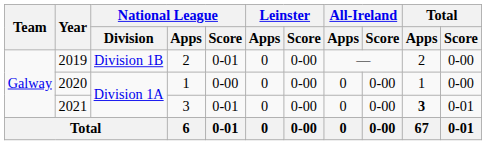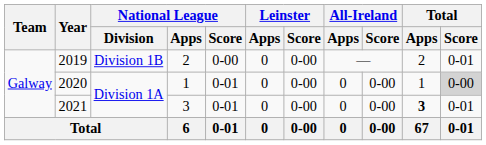(225, 60) 0-01 -> (225, 60) 0-00
(461, 60) 0-00 -> (461, 60) 0-01
(225, 83) 0-00 -> (225, 83) 0-01
(461, 83) no background -> (461, 83) lightgrey background
